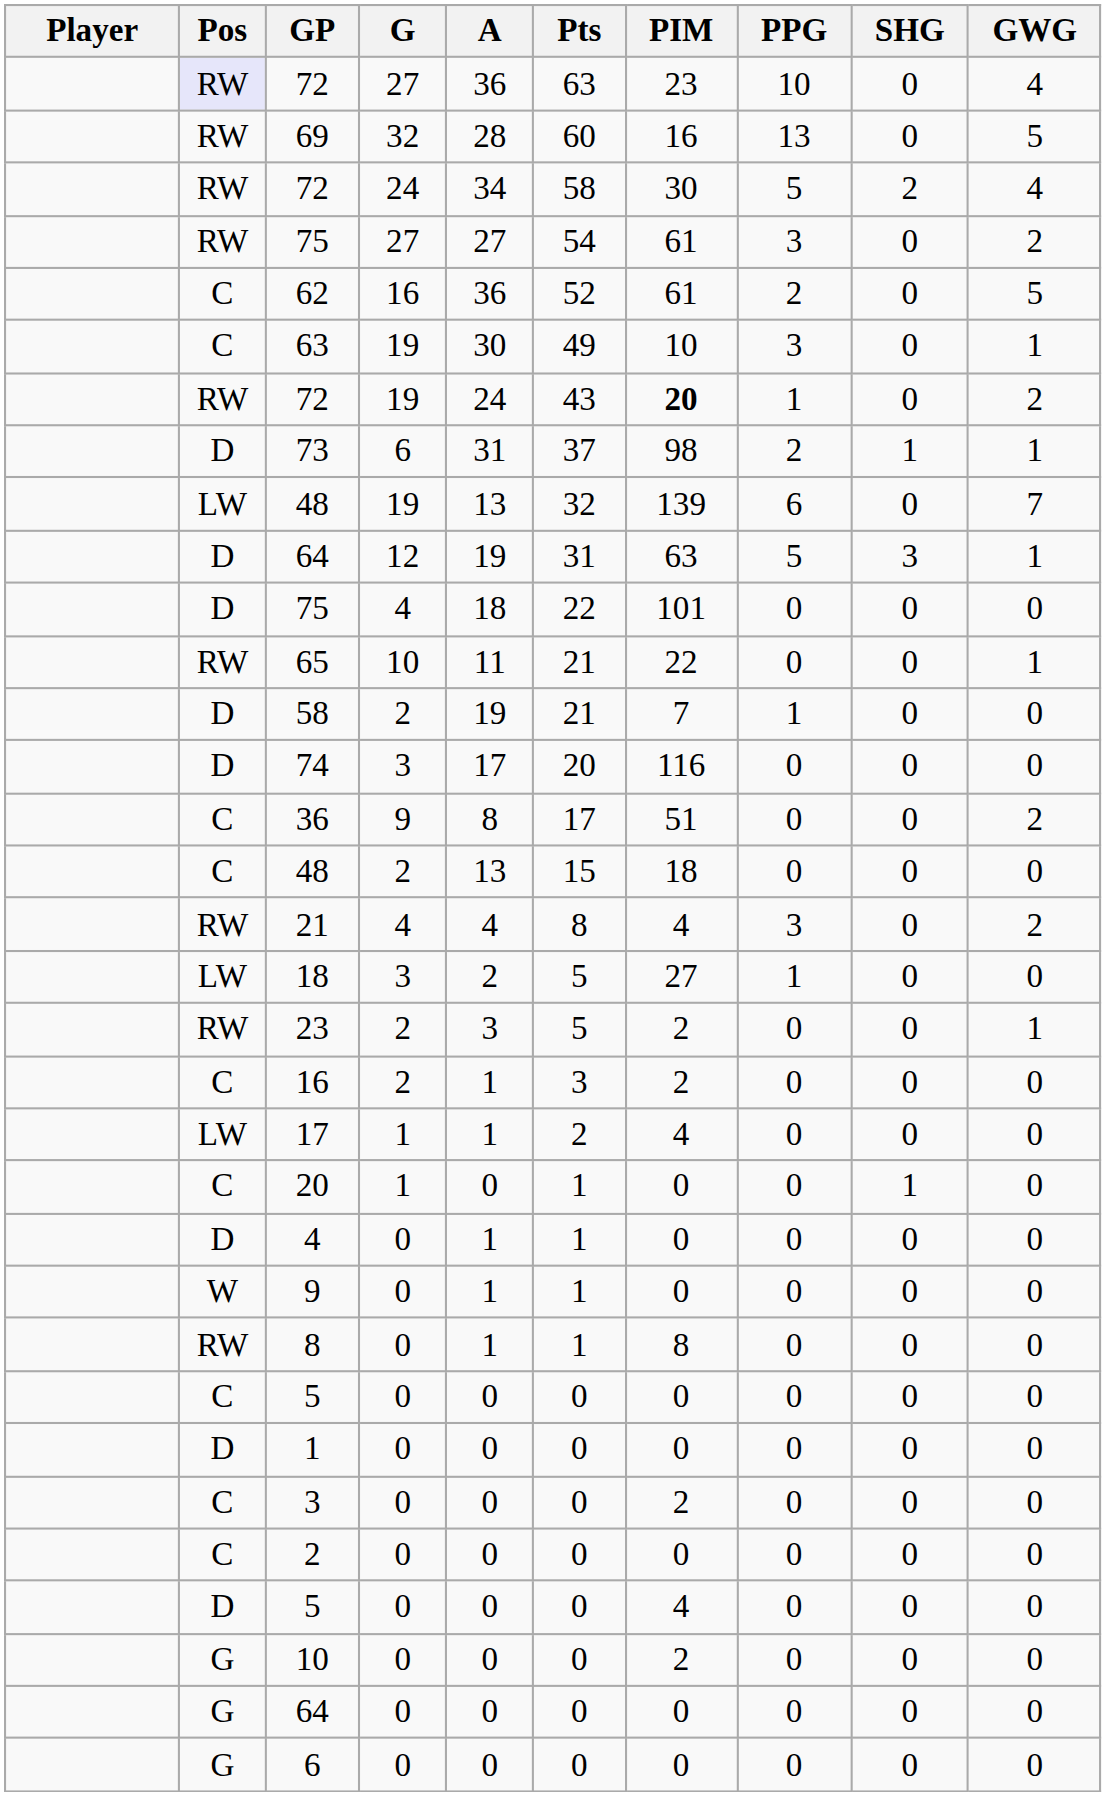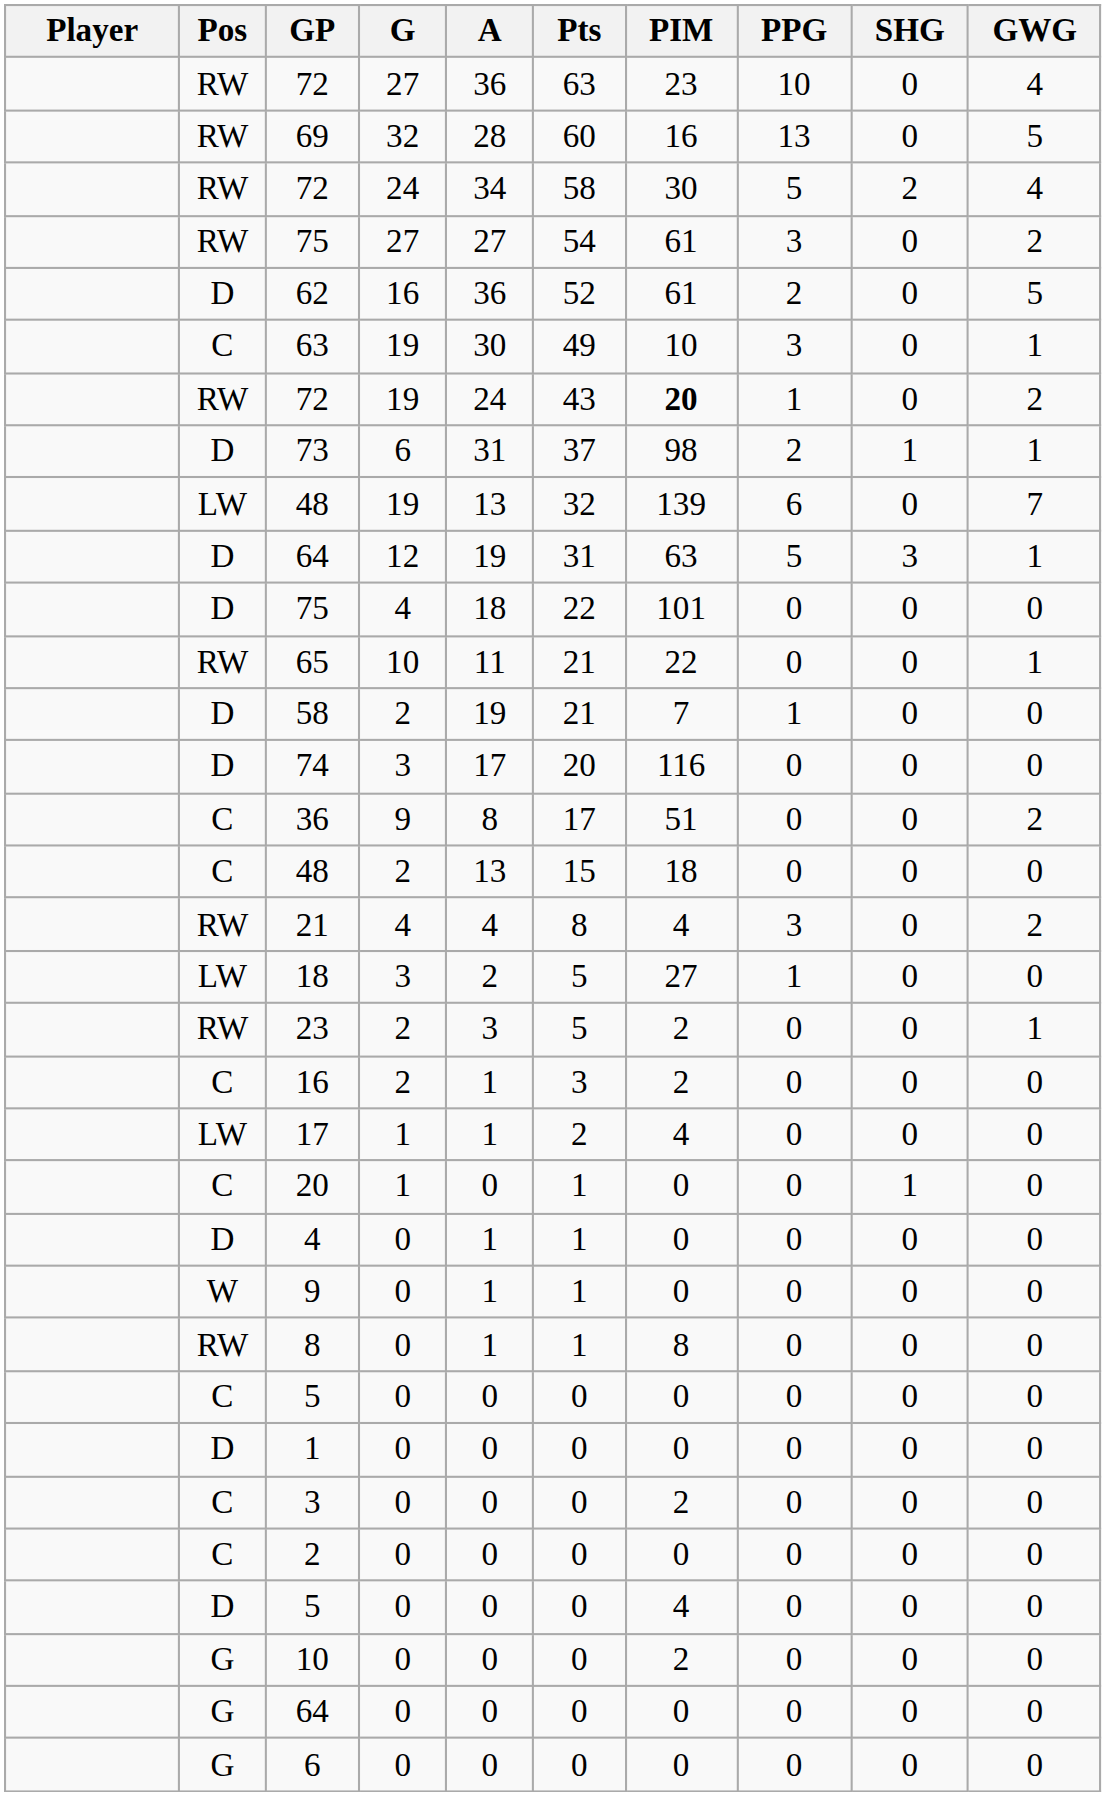(222, 83) lavender background -> (222, 83) no background
(222, 293) C -> (222, 293) D
